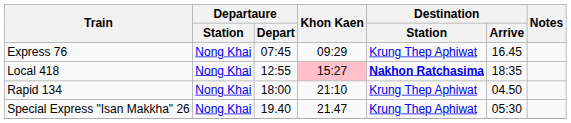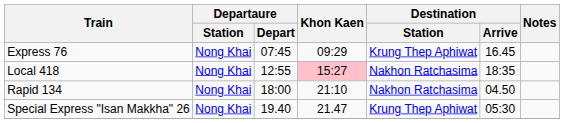(427, 71) bold -> (423, 71) normal
(423, 90) Krung Thep Aphiwat -> (423, 90) Nakhon Ratchasima
